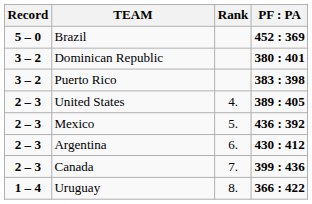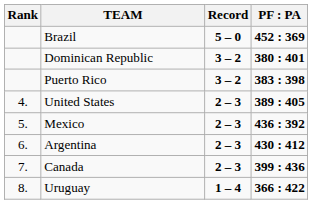columns swapped: (233, 15) <-> (28, 15)
